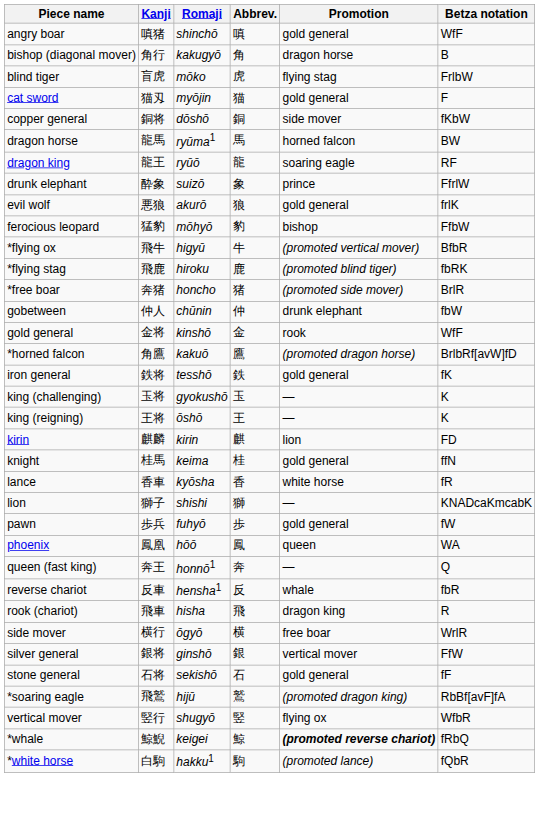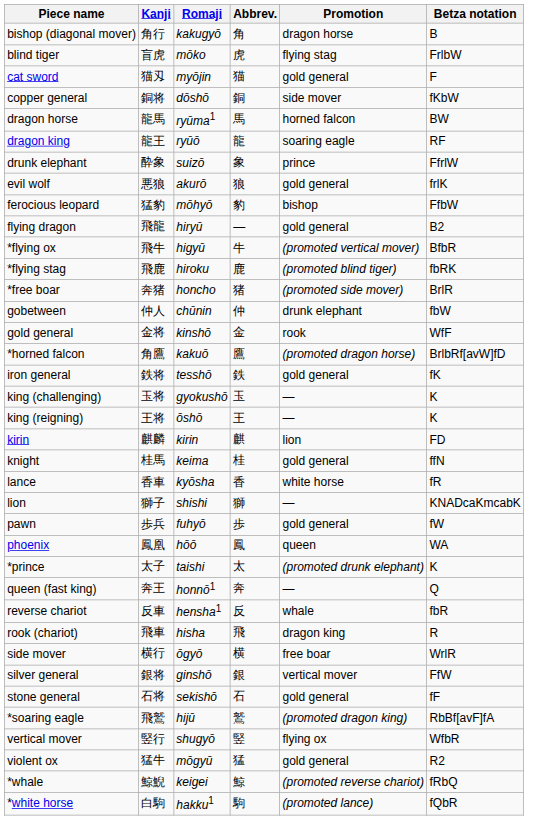- row: (36, 34)
+ row: (42, 226)
+ row: (26, 567)
+ row: (32, 760)
(359, 739) bold -> (353, 782) normal
